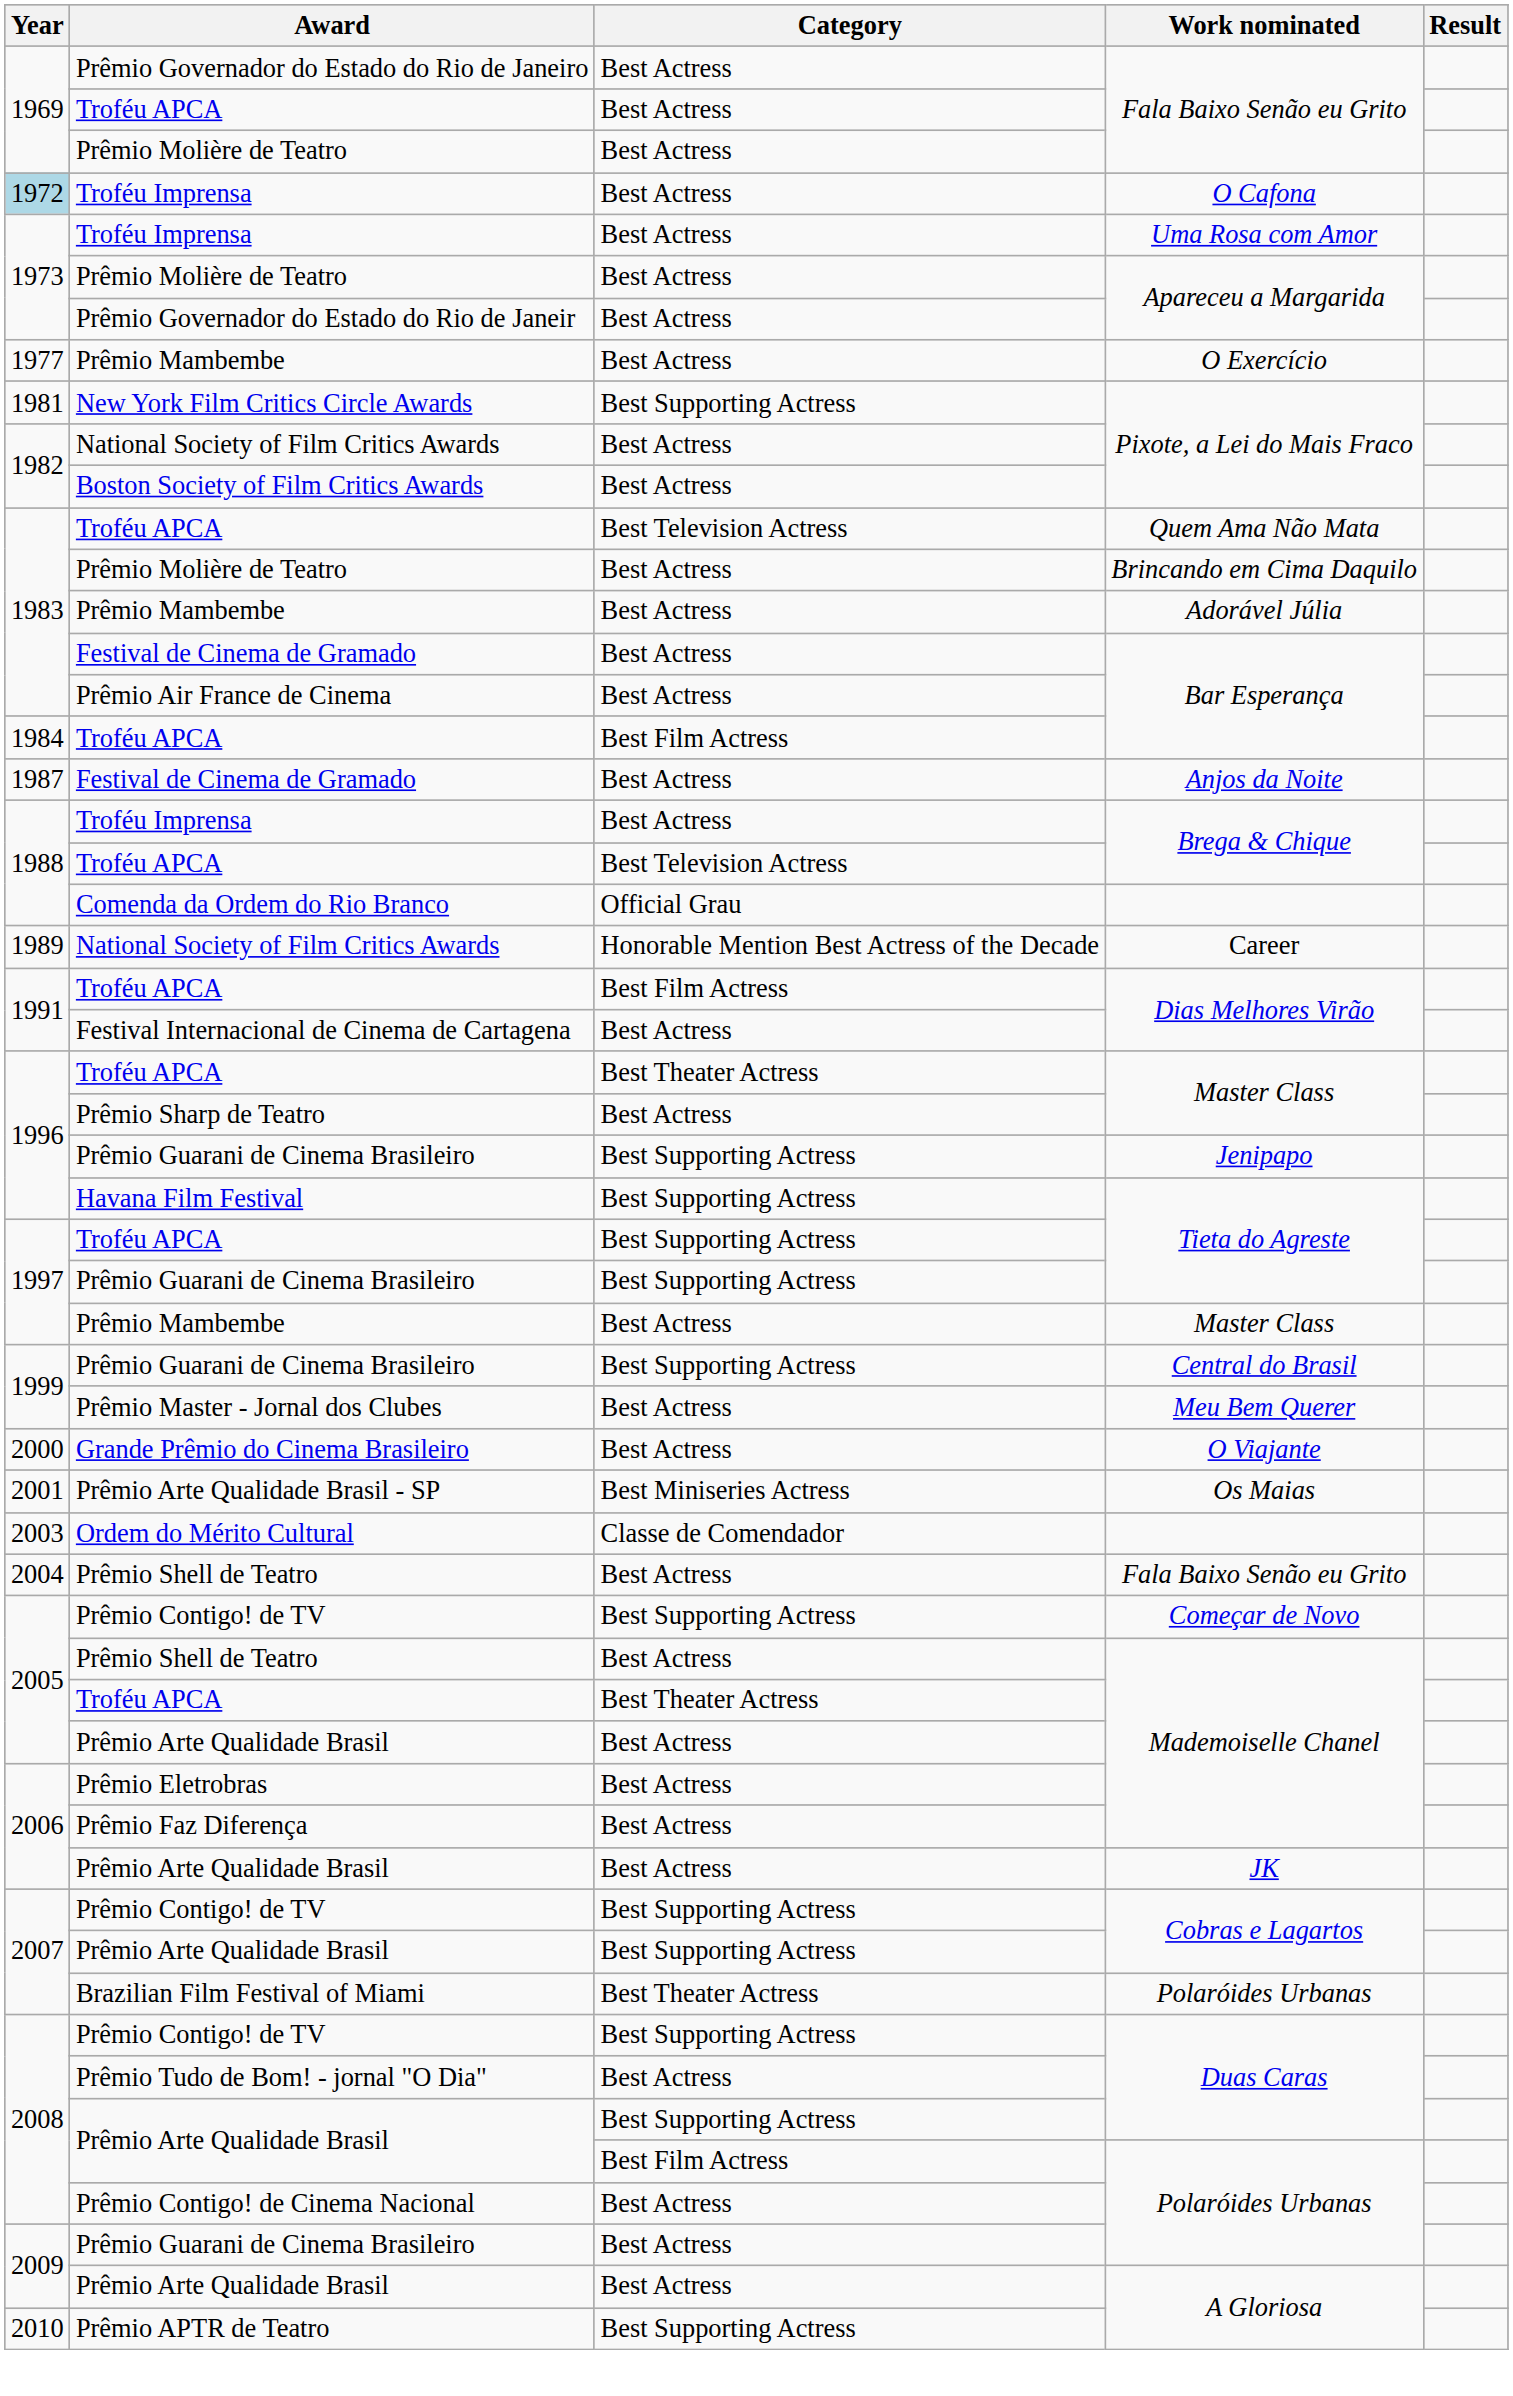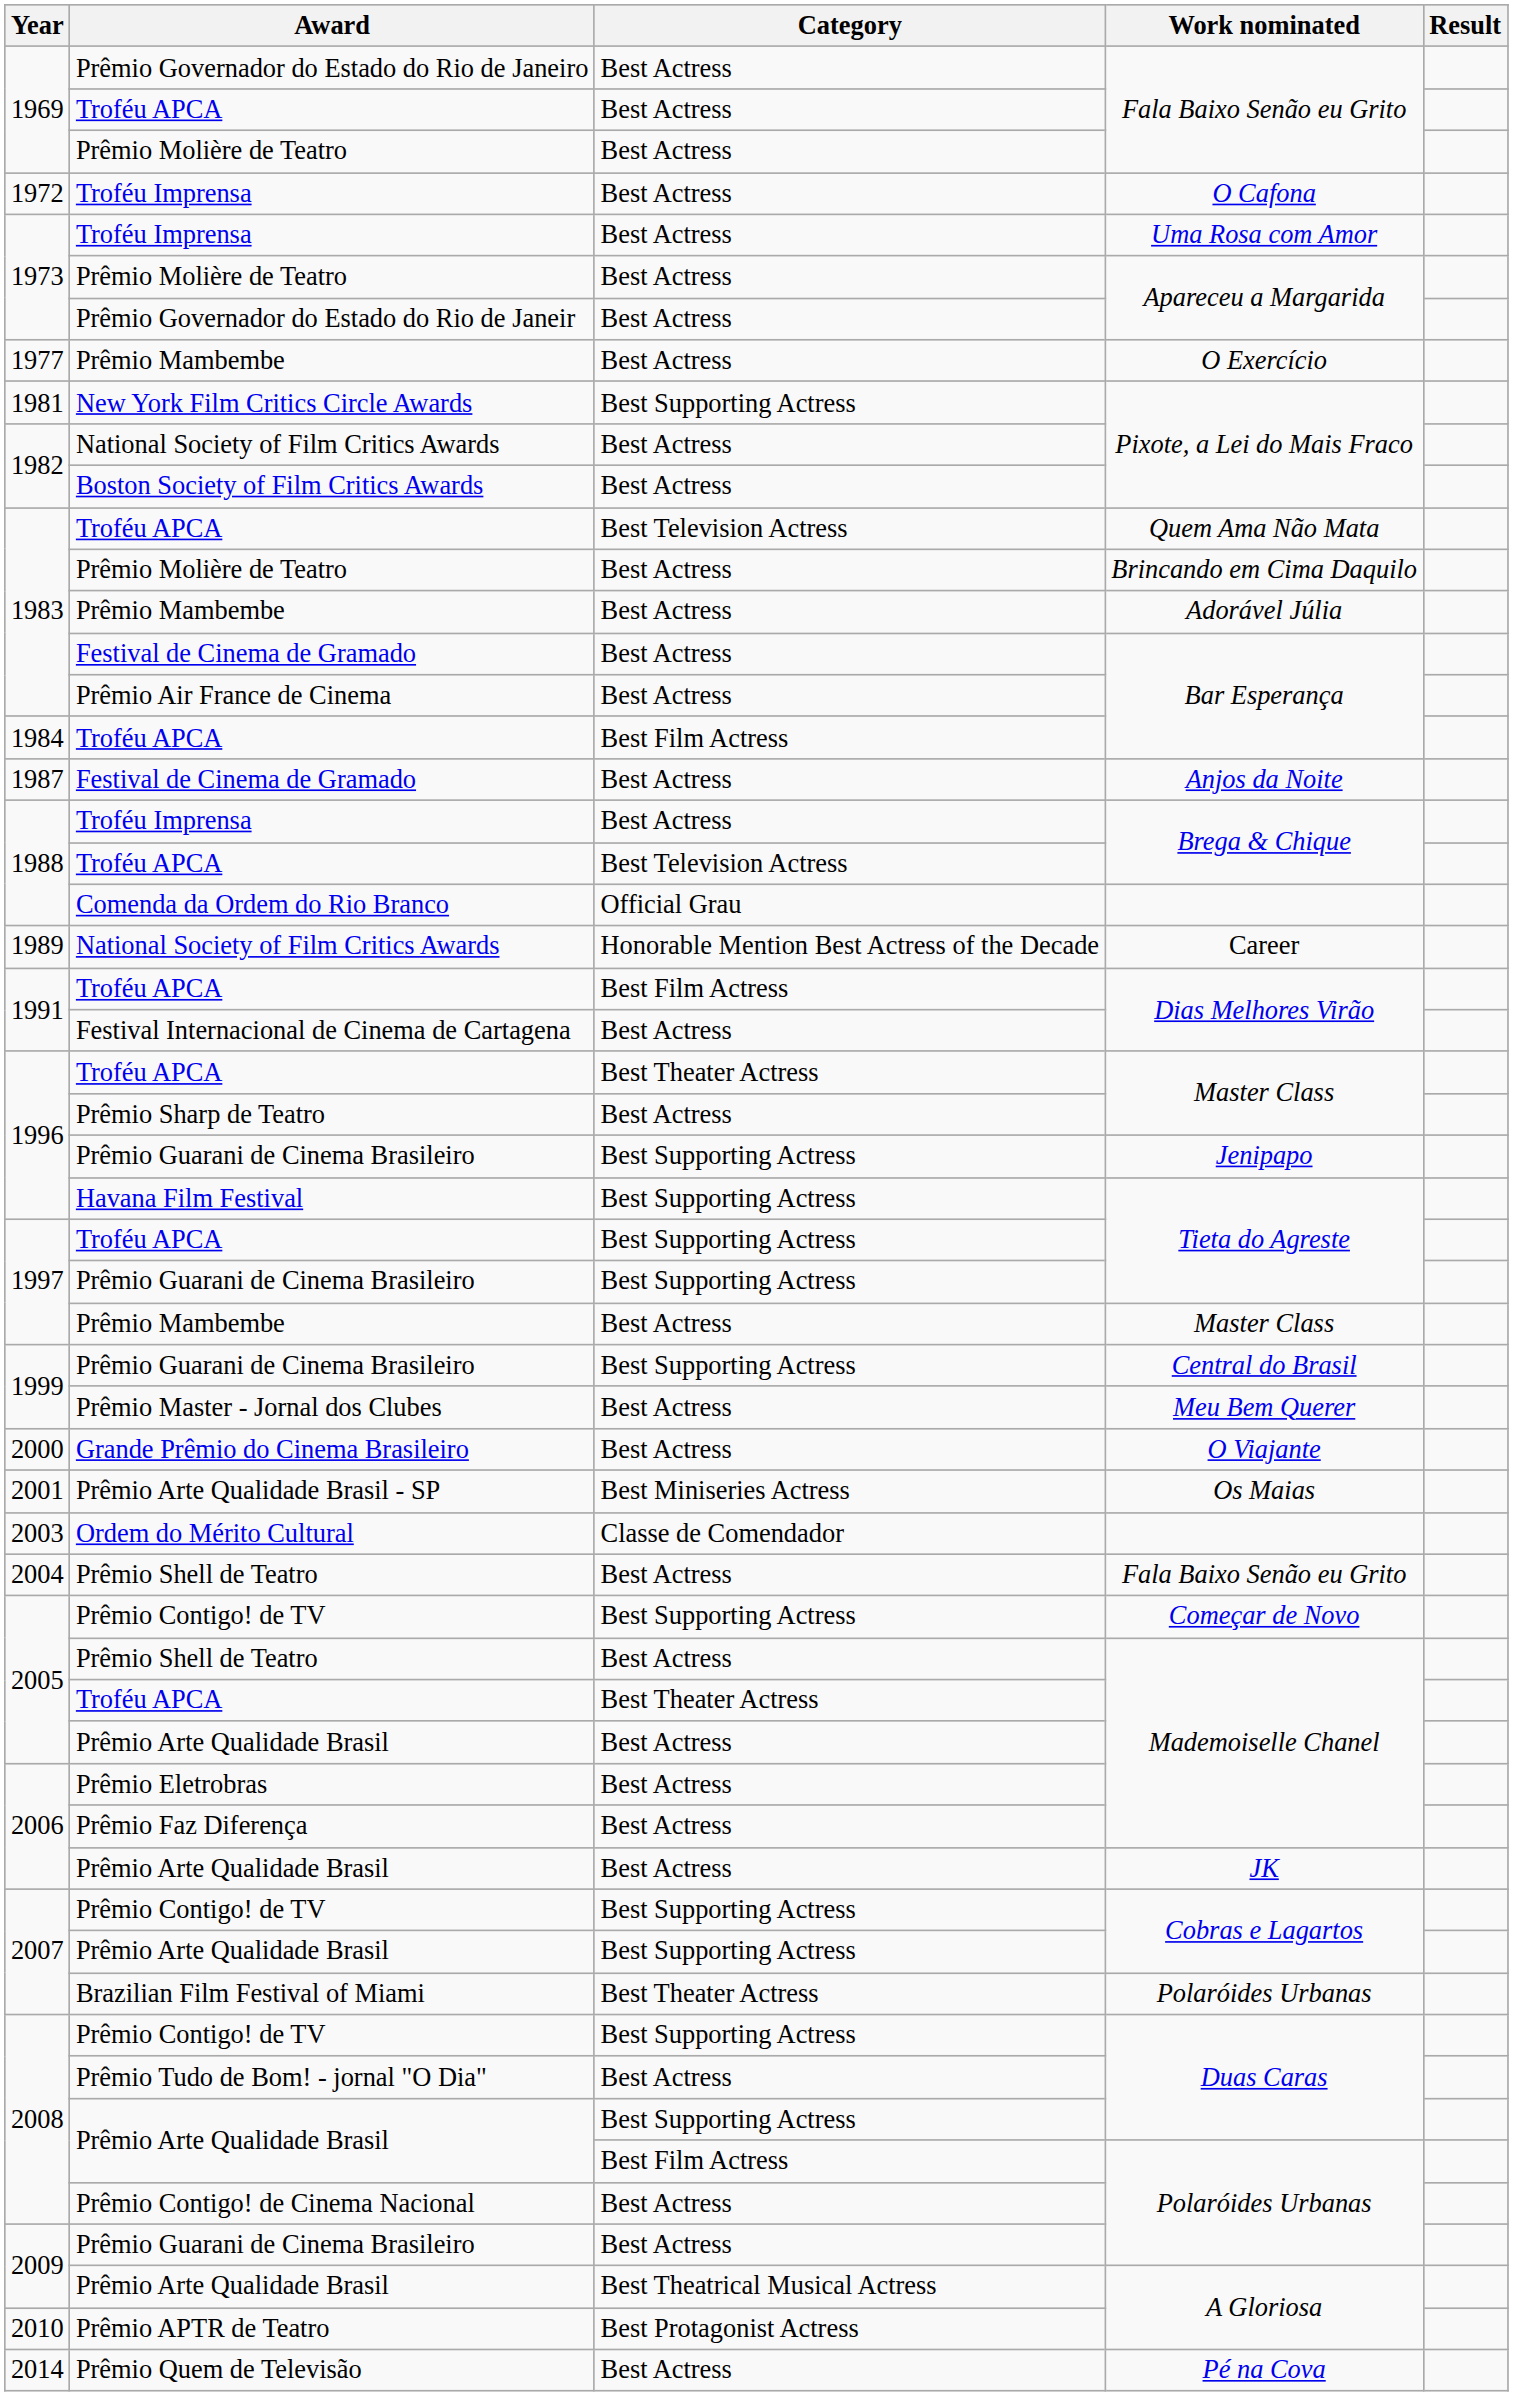(37, 192) lightblue background -> (37, 192) no background
(666, 2286) Best Actress -> (769, 2286) Best Theatrical Musical Actress
(728, 2328) Best Supporting Actress -> (730, 2328) Best Protagonist Actress
+ row: (219, 2370)
